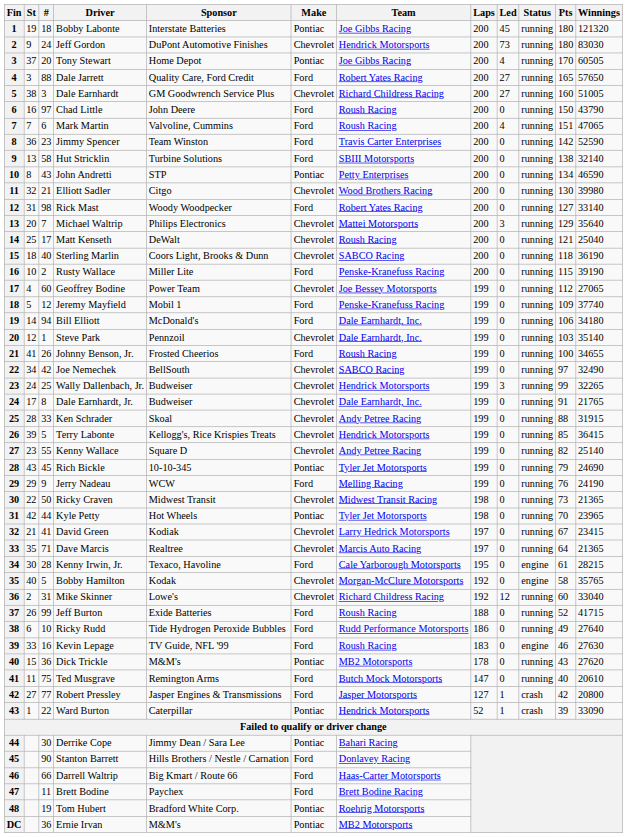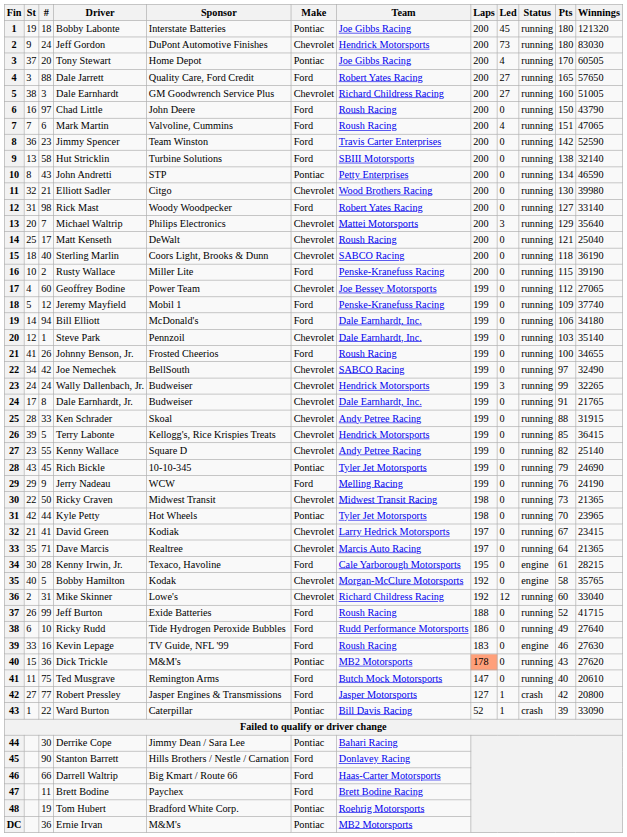(46, 386) 25 -> (46, 386) 24
(481, 662) no background -> (481, 662) lightsalmon background
(384, 710) Hendrick Motorsports -> (375, 710) Bill Davis Racing
